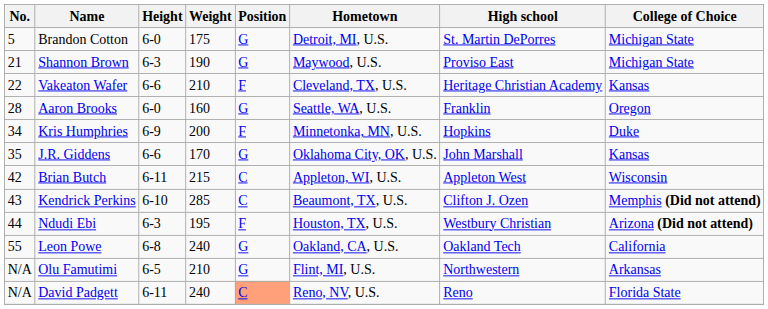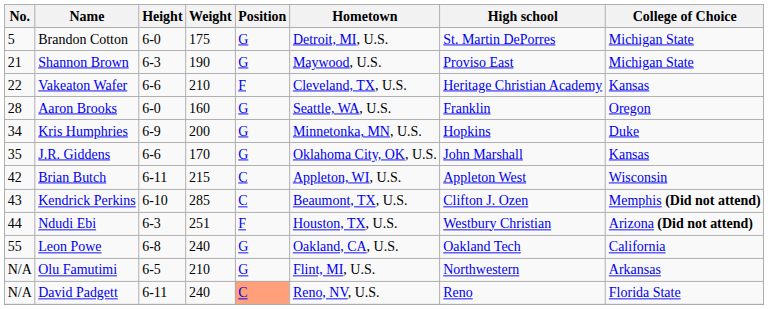(242, 131) F -> (243, 131) G
(200, 223) 195 -> (200, 223) 251
